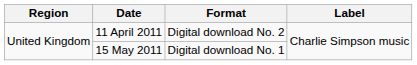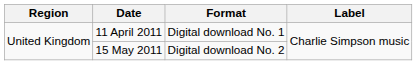(226, 32) Digital download No. 2 -> (226, 32) Digital download No. 1
(226, 50) Digital download No. 1 -> (226, 50) Digital download No. 2
